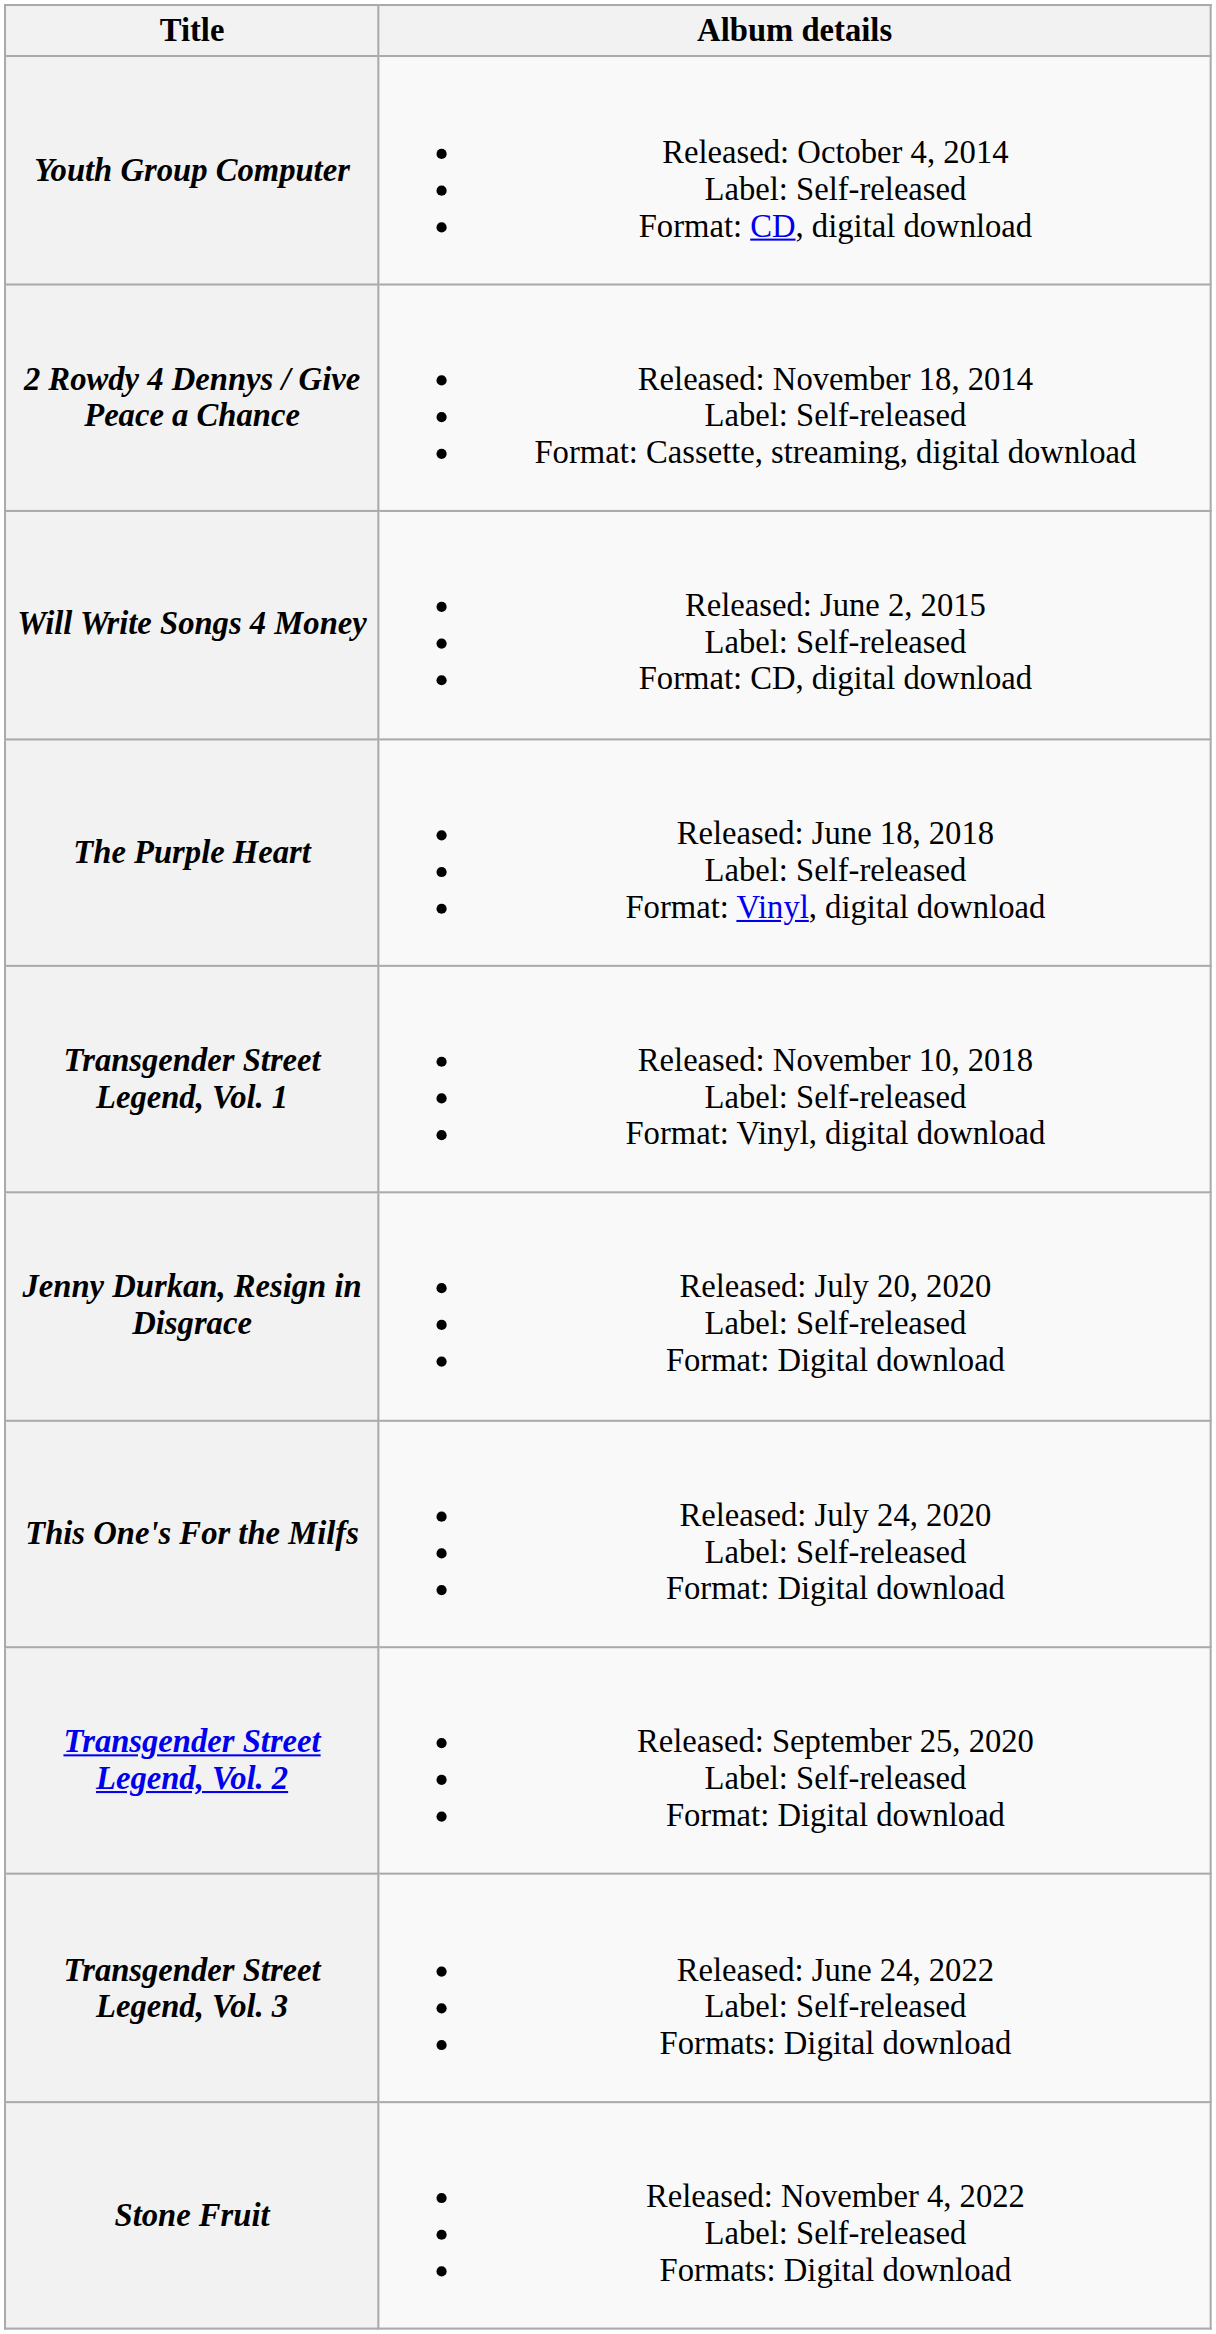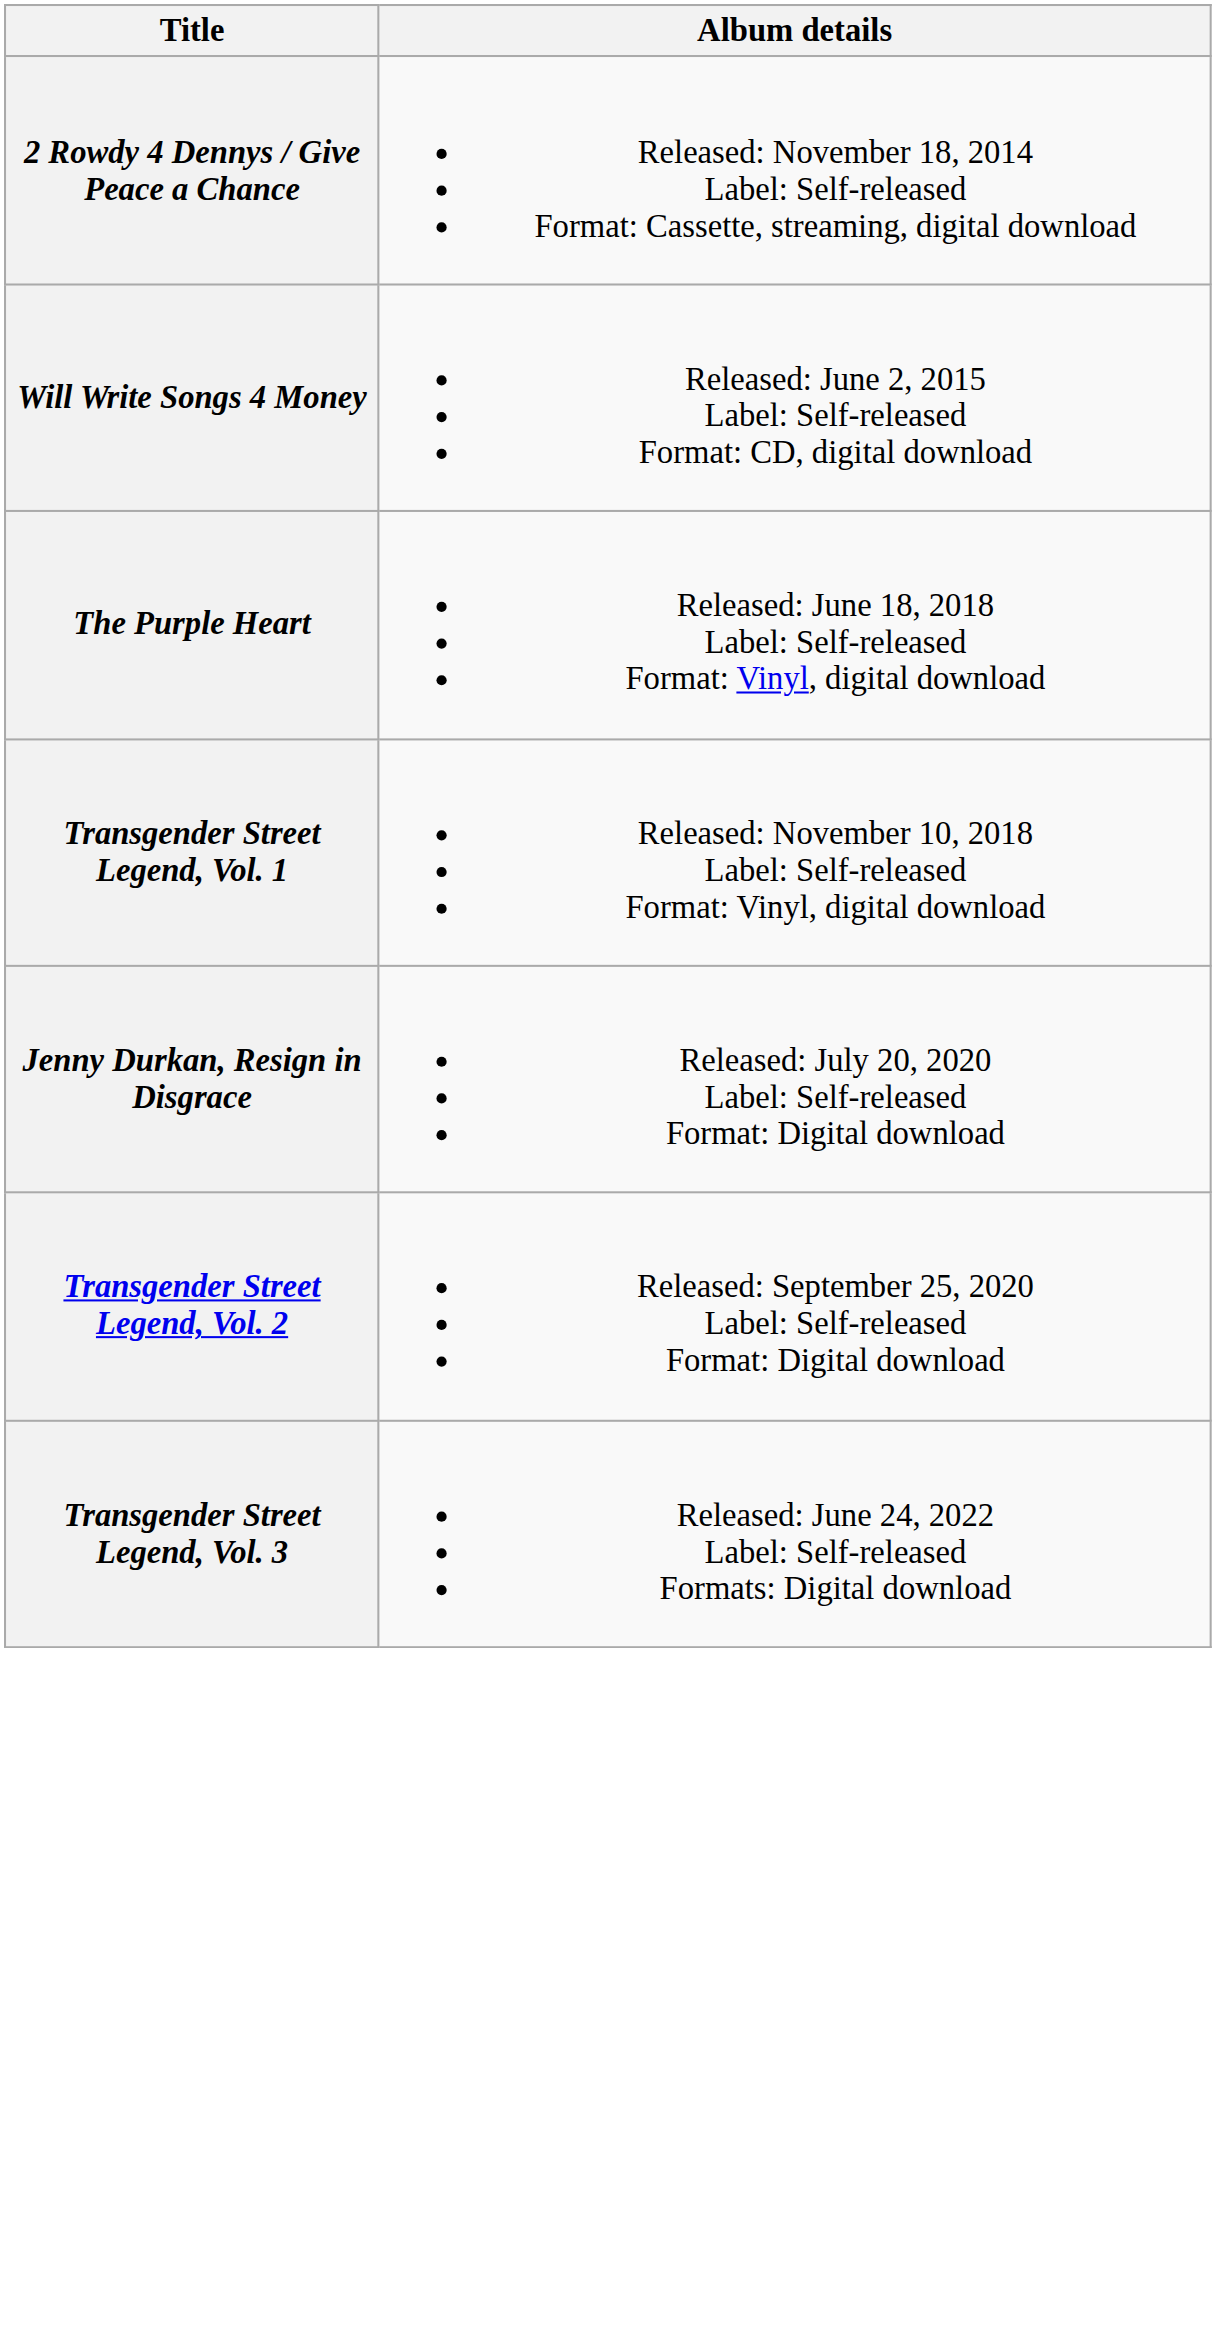- row: (192, 169)
- row: (192, 1533)
- row: (192, 2214)
